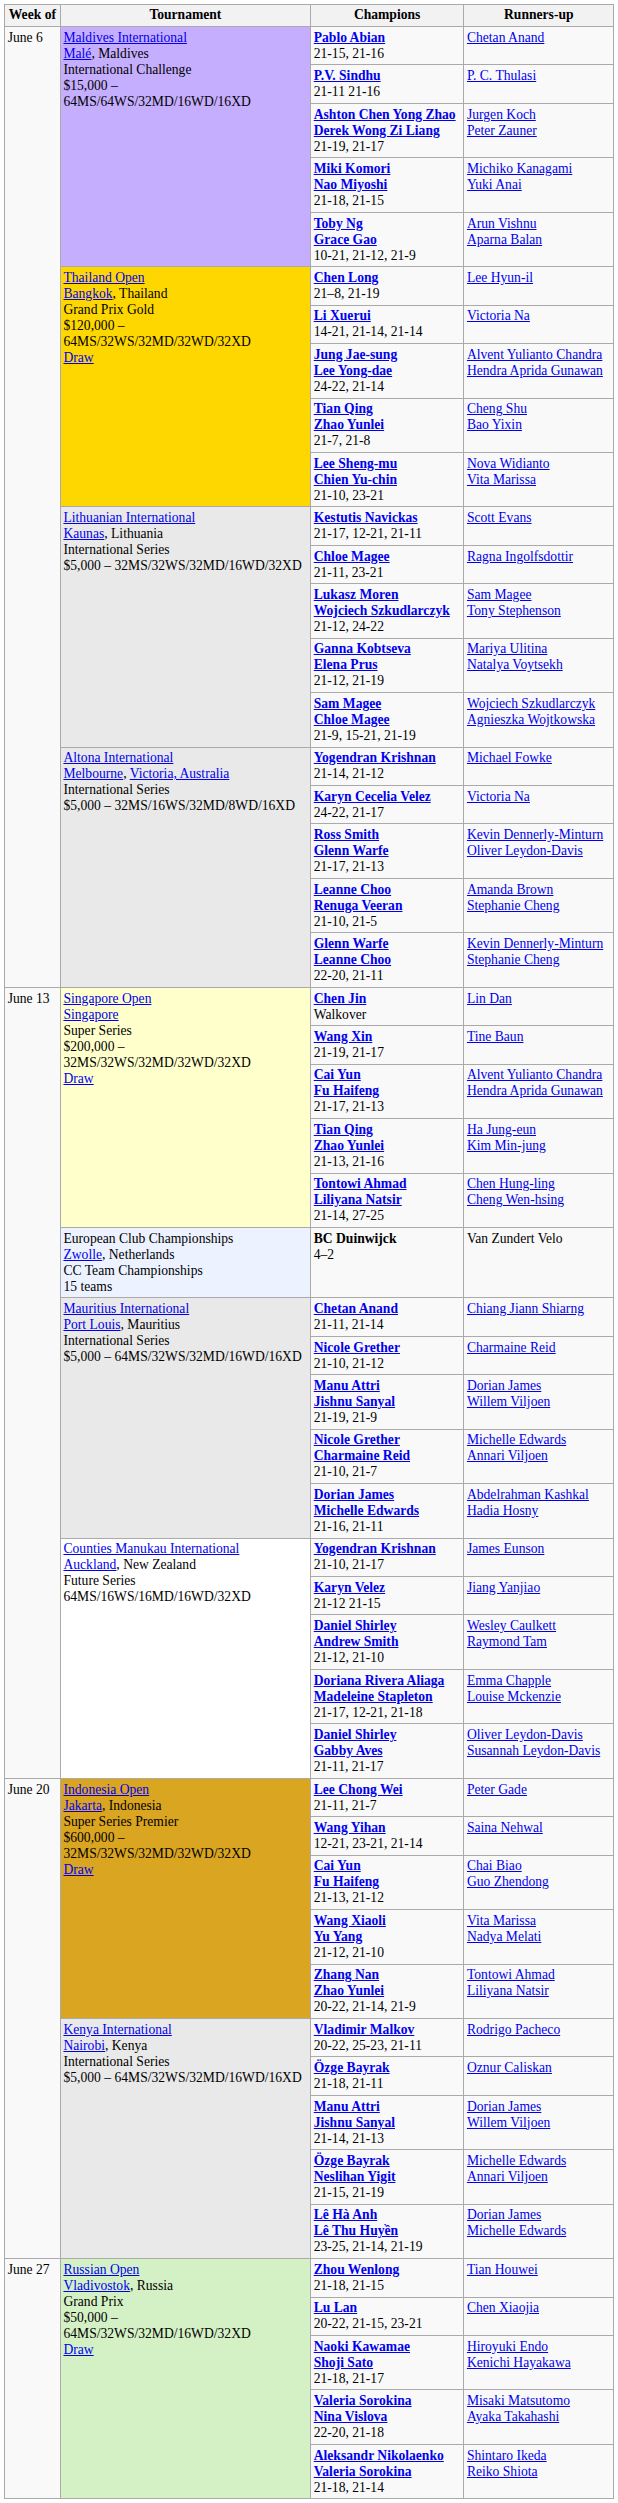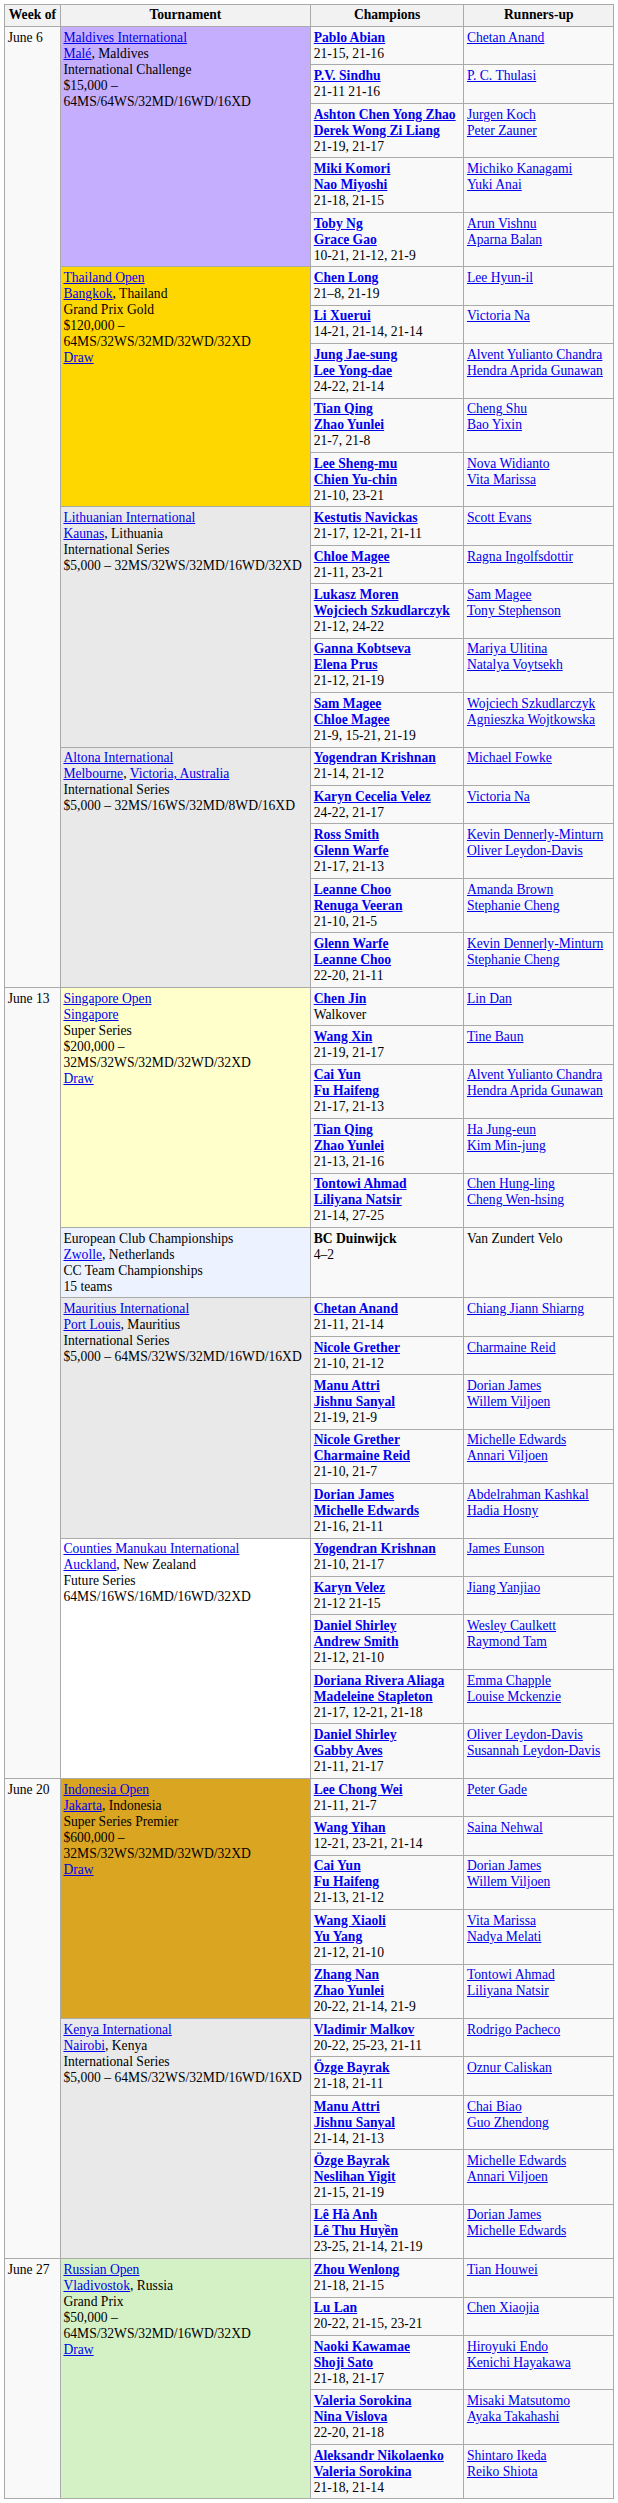(508, 1874) Chai Biao Guo Zhendong -> (509, 1874) Dorian James Willem Viljoen
(509, 2114) Dorian James Willem Viljoen -> (508, 2114) Chai Biao Guo Zhendong
